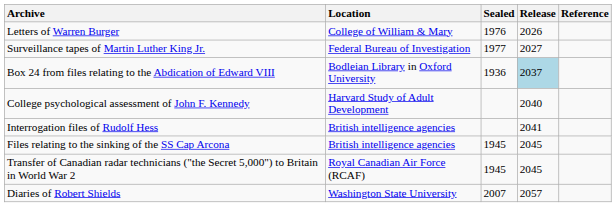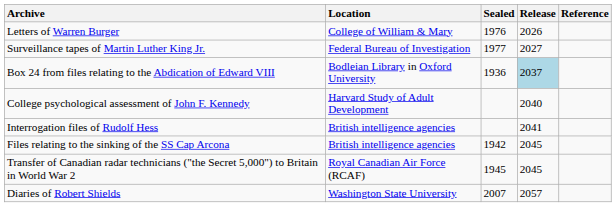(495, 145) 1945 -> (495, 145) 1942
